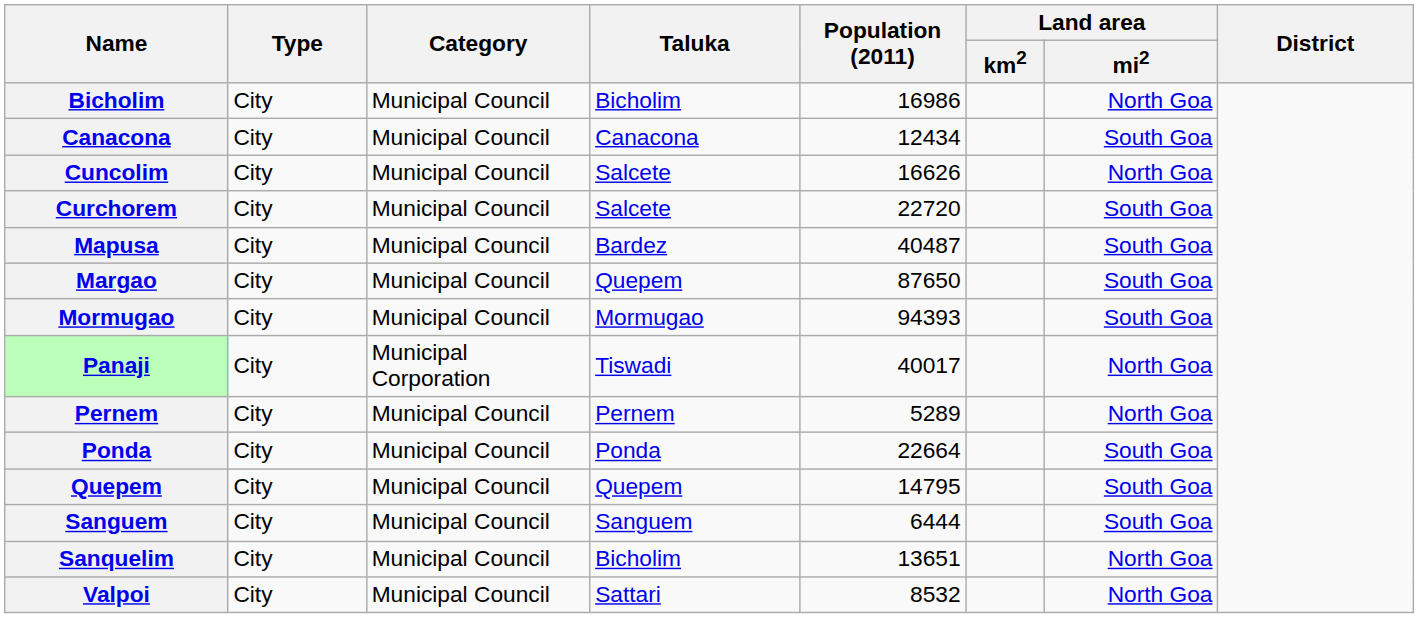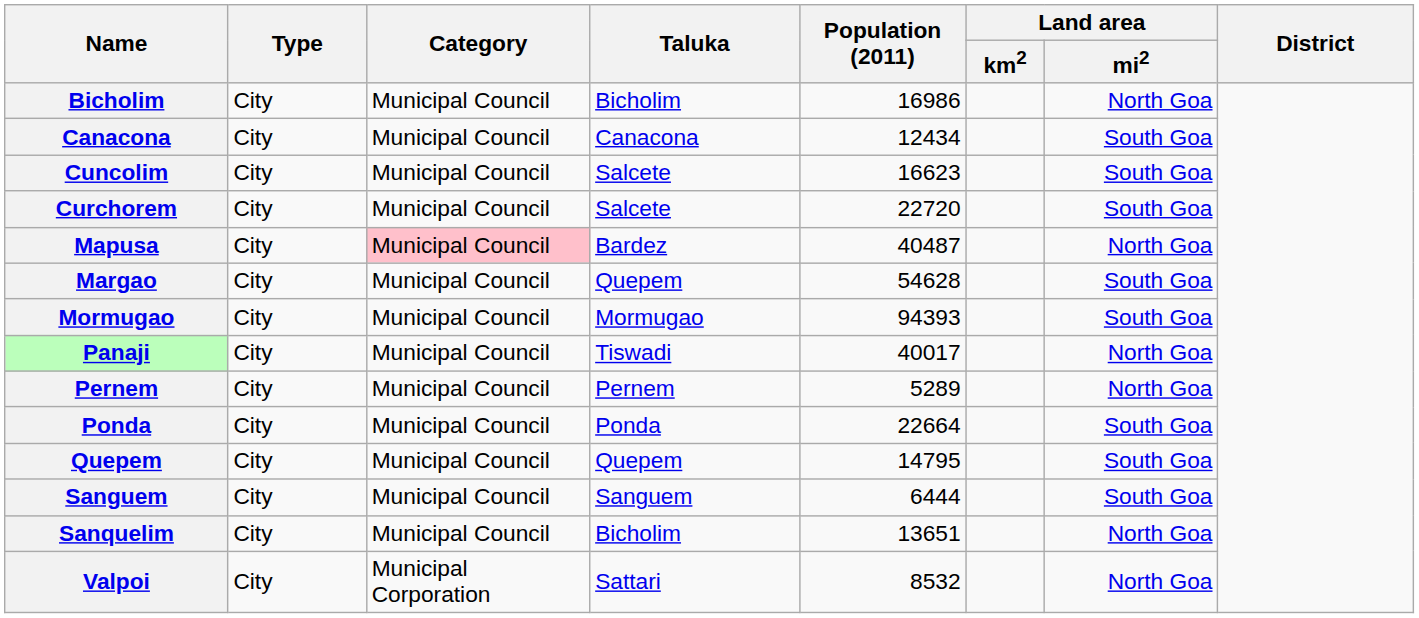(929, 172) 16626 -> (929, 172) 16623
(1160, 172) North Goa -> (1158, 172) South Goa
(461, 244) no background -> (461, 244) pink background
(1158, 244) South Goa -> (1160, 244) North Goa
(929, 280) 87650 -> (929, 280) 54628
(431, 365) Municipal Corporation -> (461, 352) Municipal Council
(461, 594) Municipal Council -> (431, 581) Municipal Corporation
